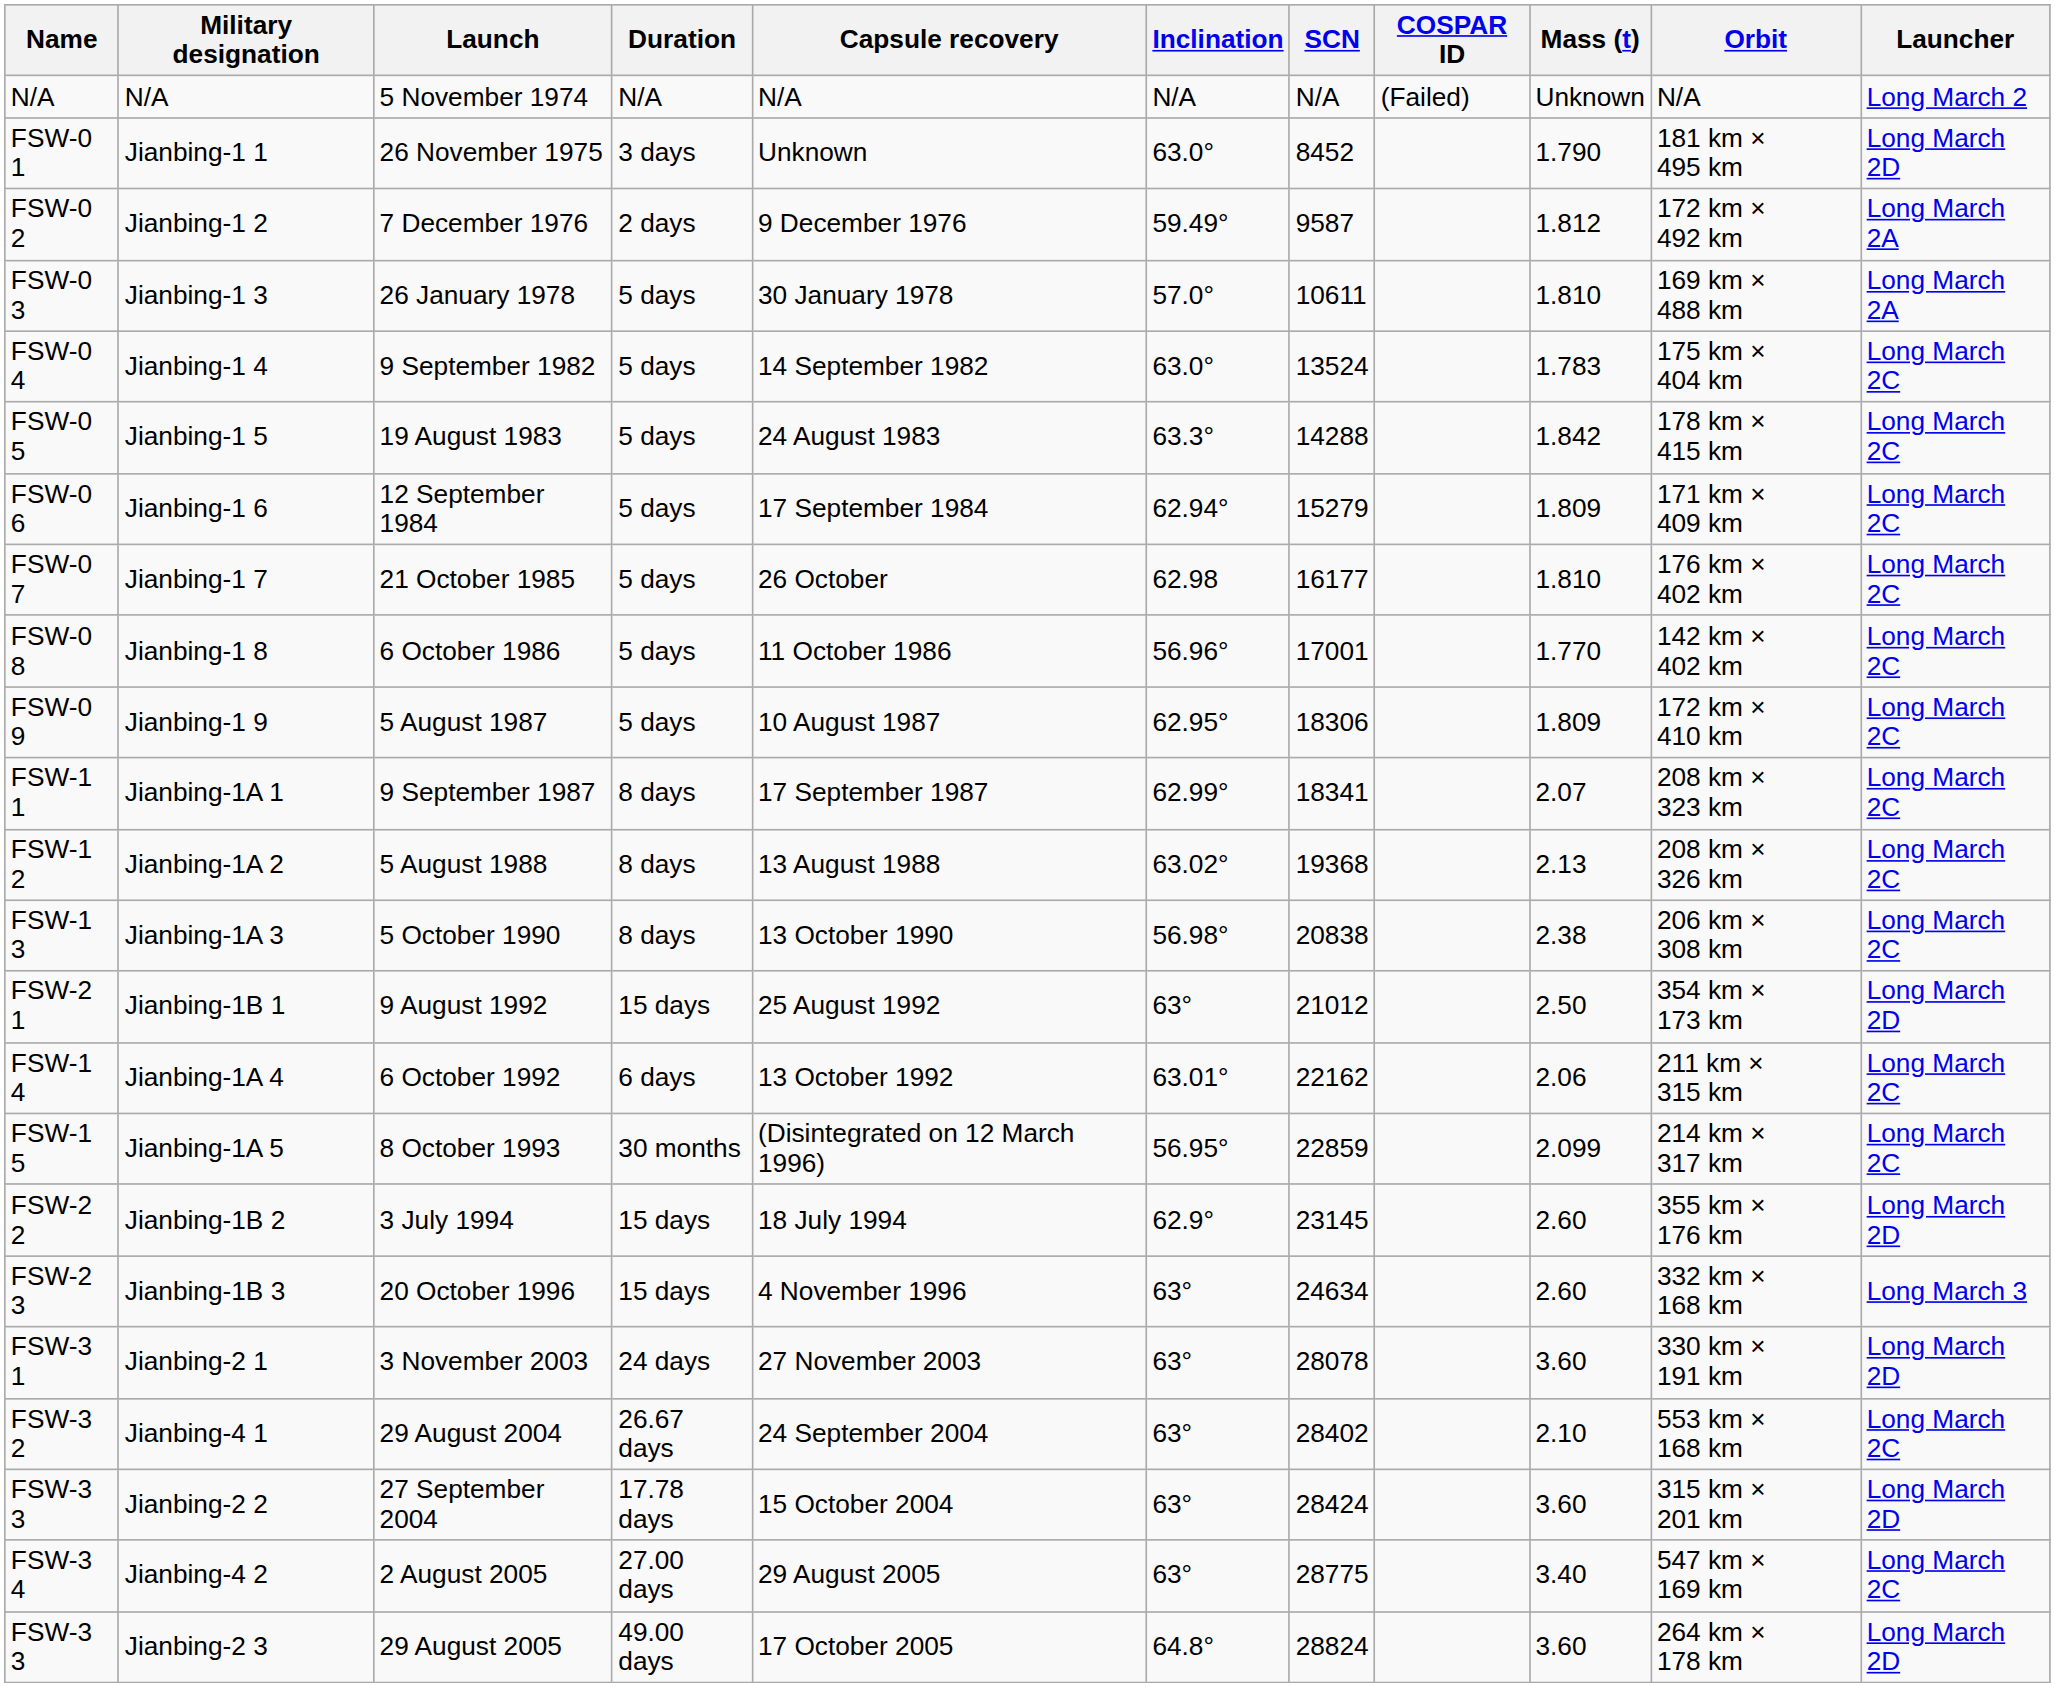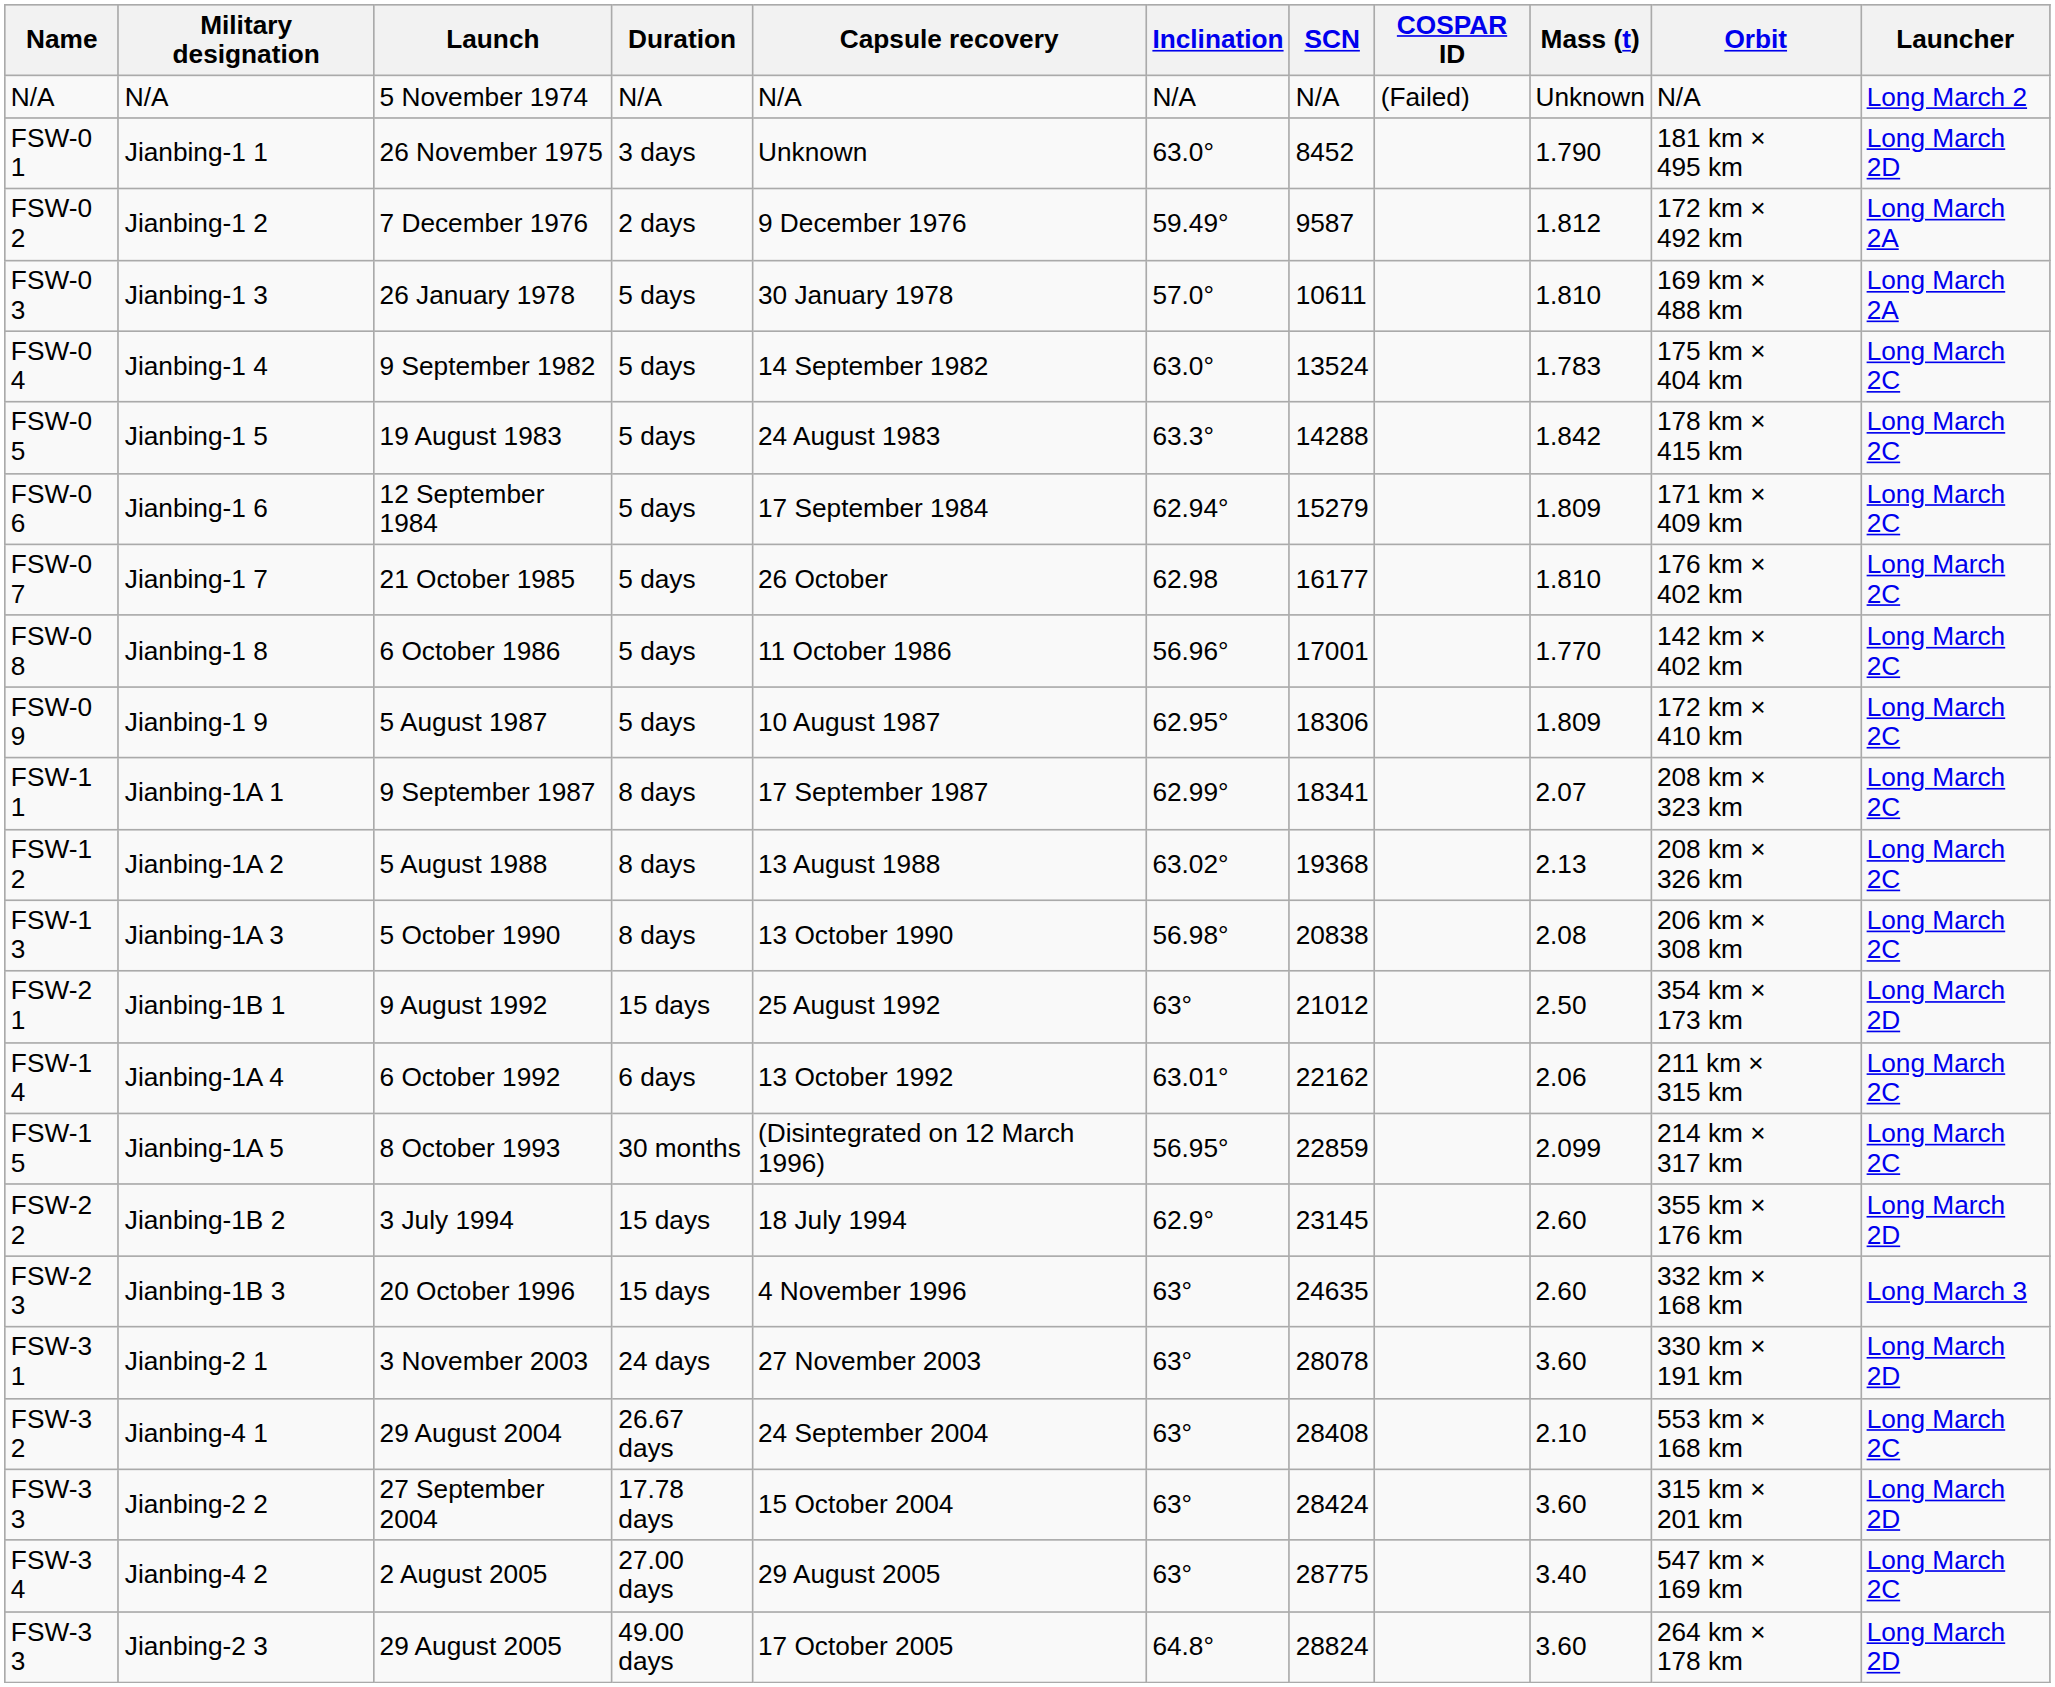(1561, 935) 2.38 -> (1561, 935) 2.08
(1332, 1290) 24634 -> (1332, 1290) 24635
(1332, 1433) 28402 -> (1332, 1433) 28408
